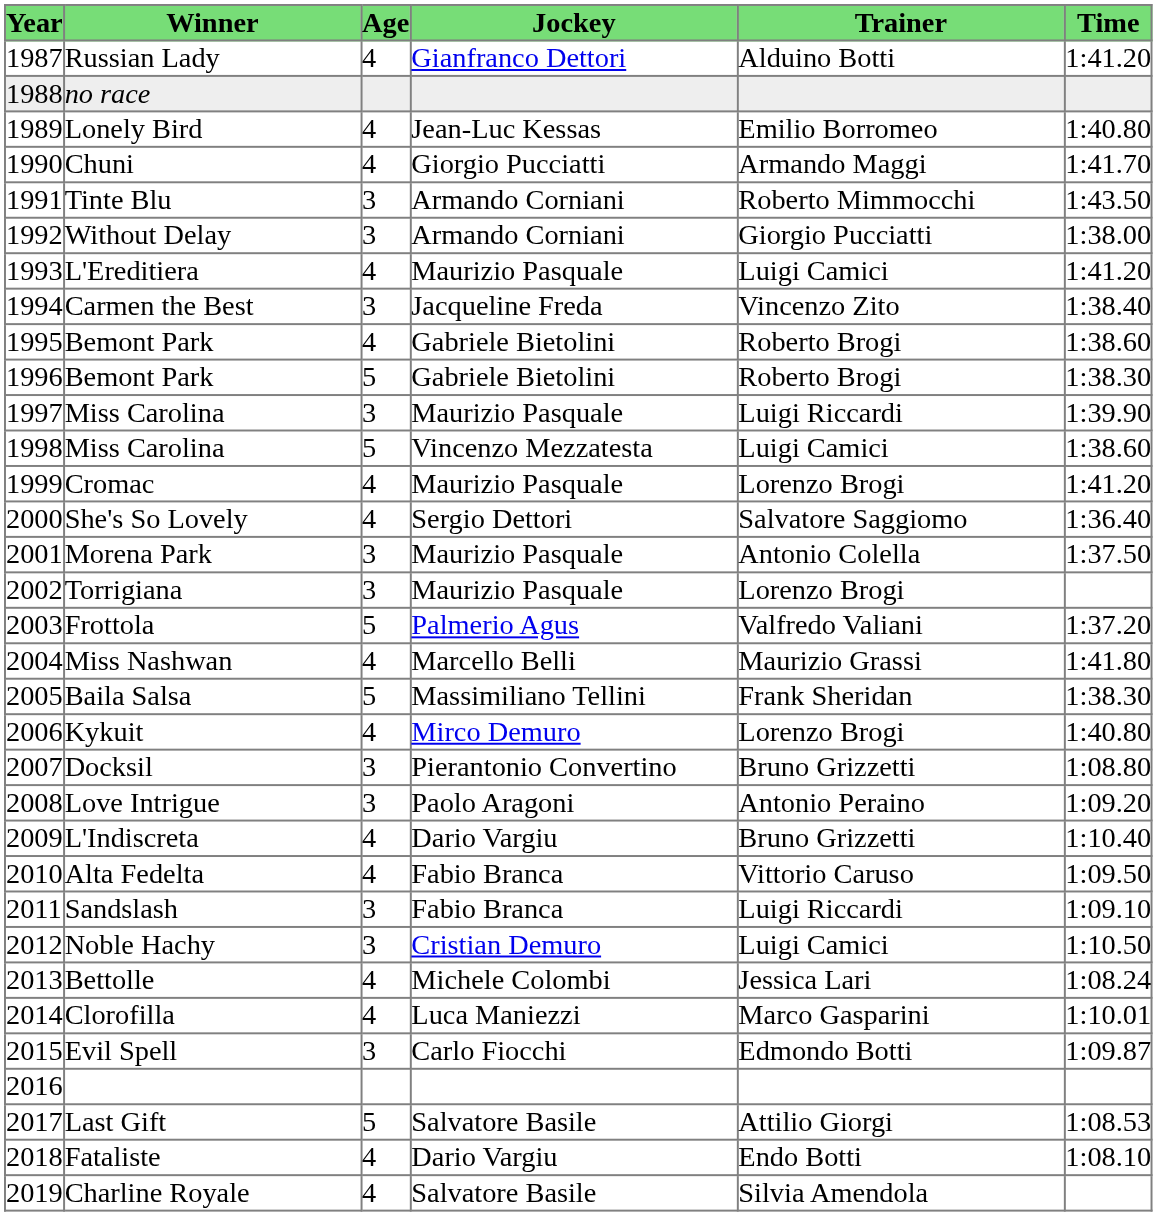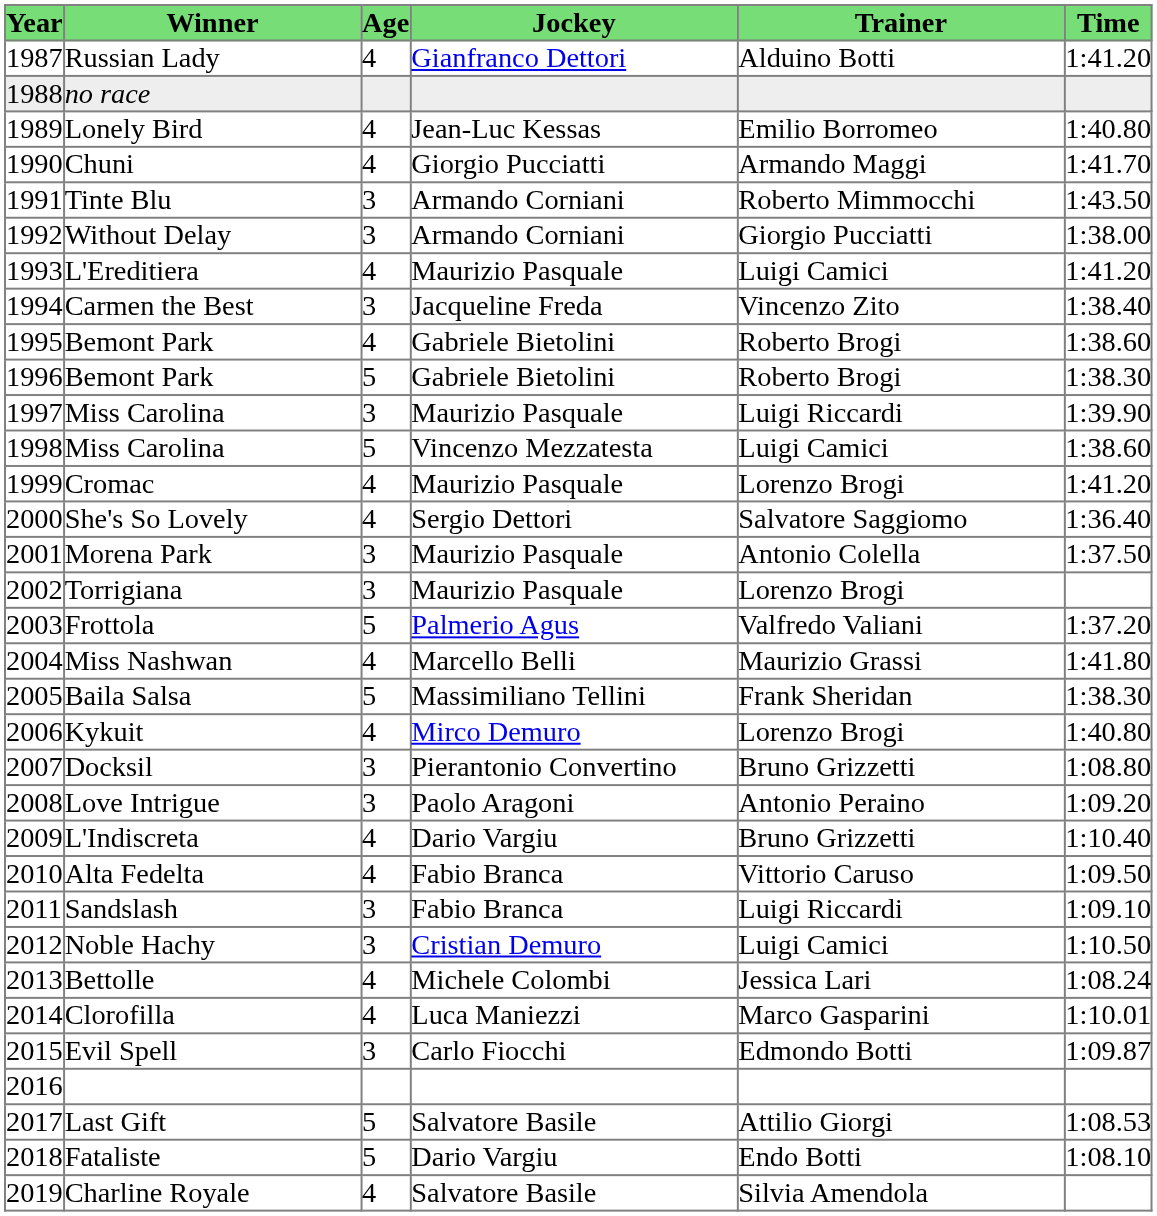(369, 1156) 4 -> (369, 1156) 5
